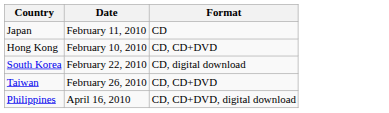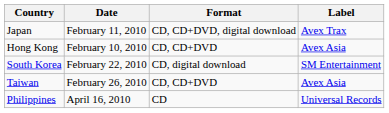+ column: (341, 13)
(159, 30) CD -> (224, 30) CD, CD+DVD, digital download
(224, 99) CD, CD+DVD, digital download -> (159, 99) CD
